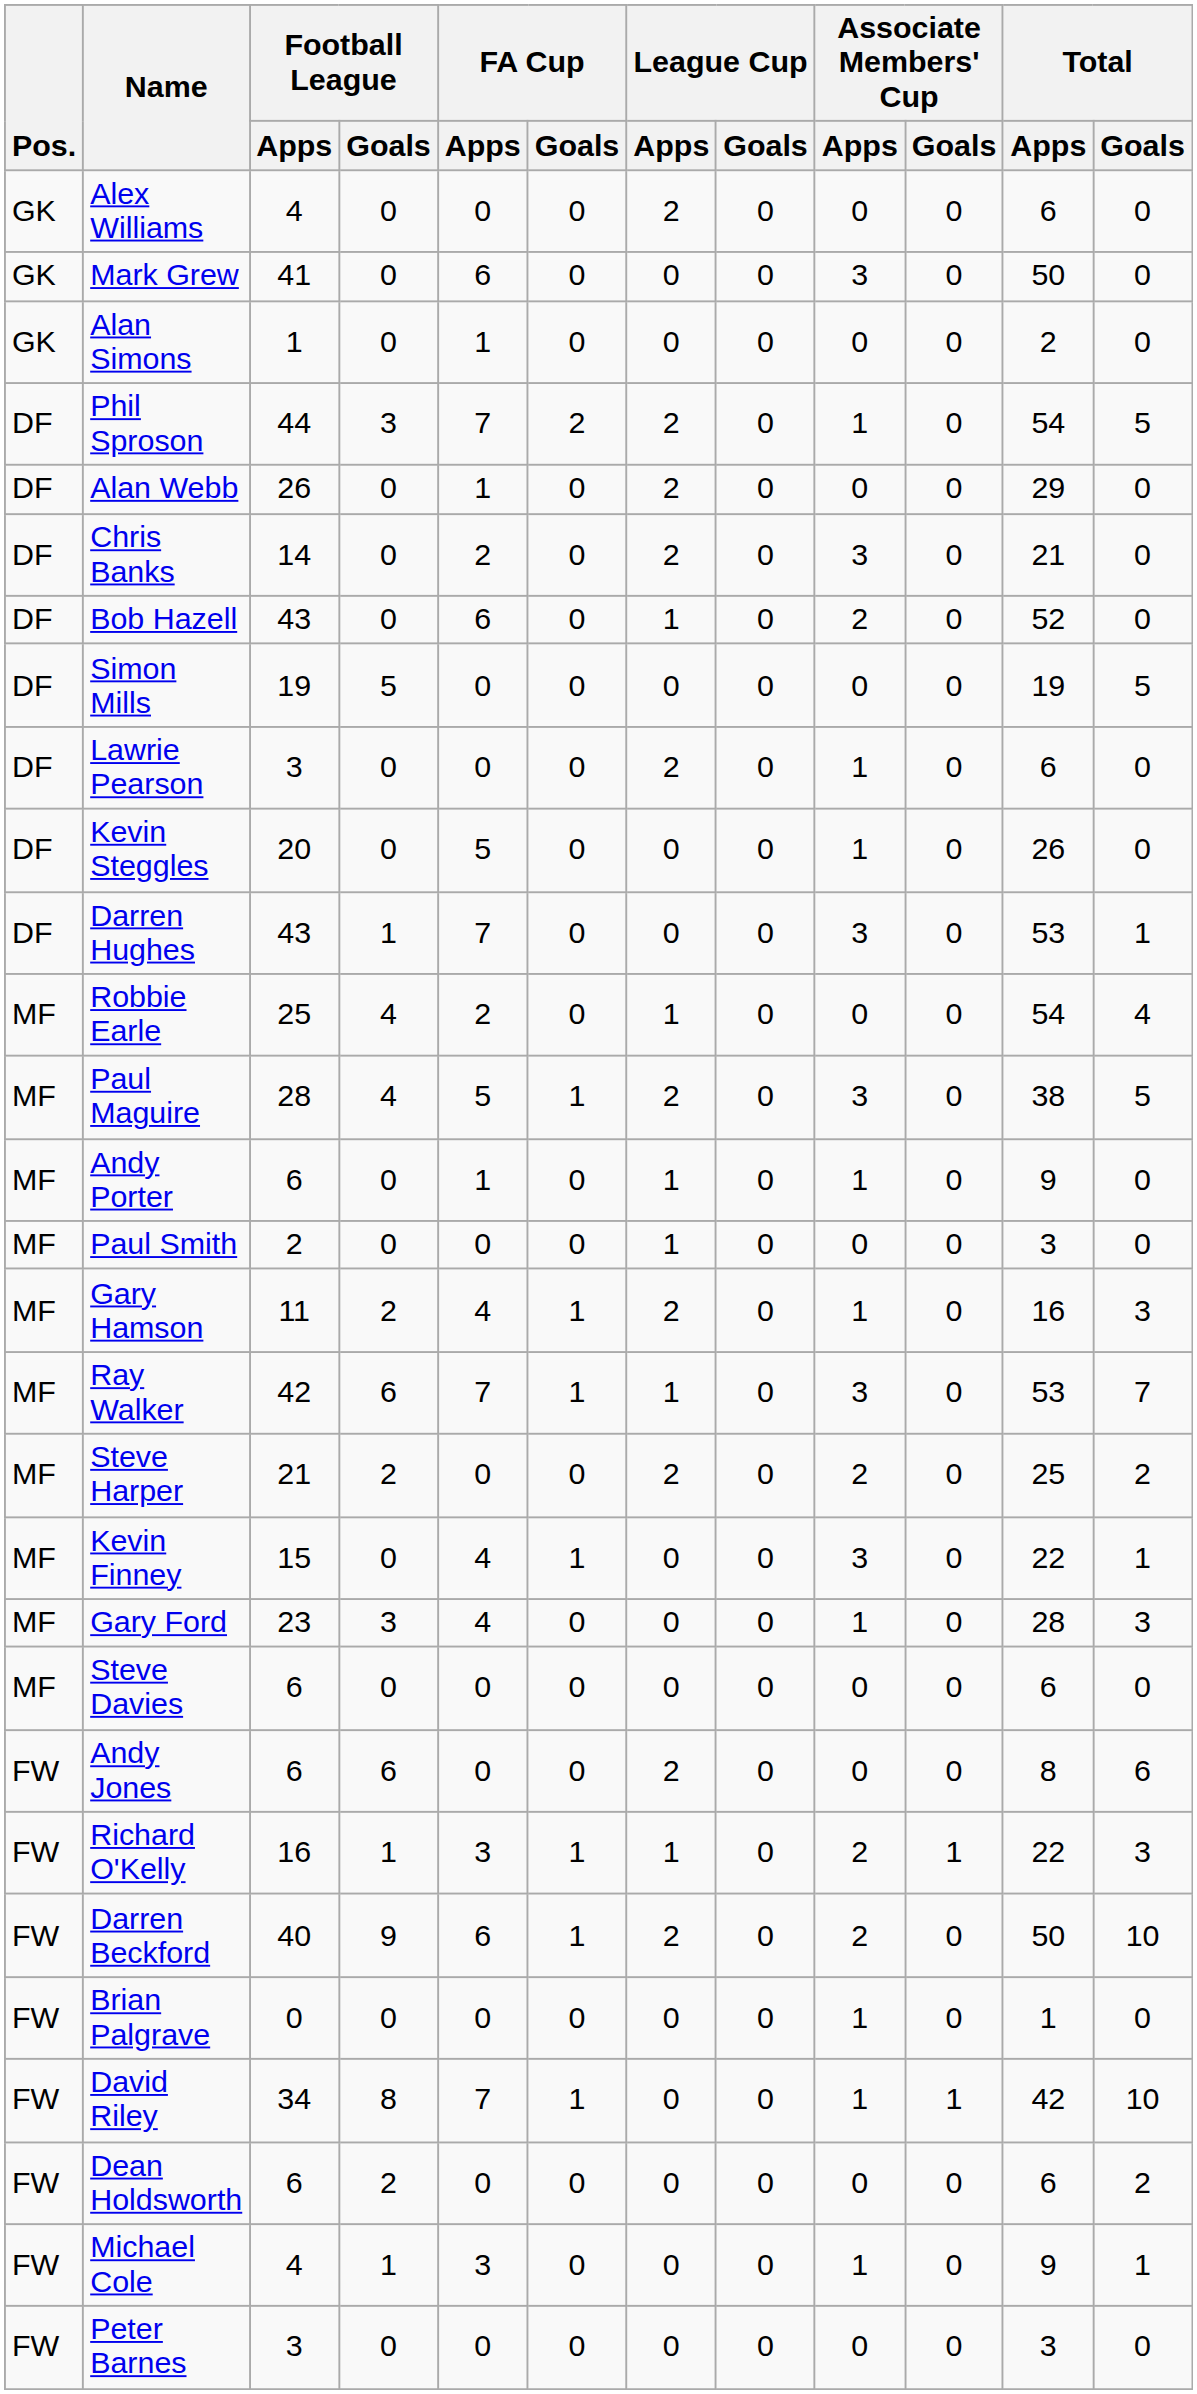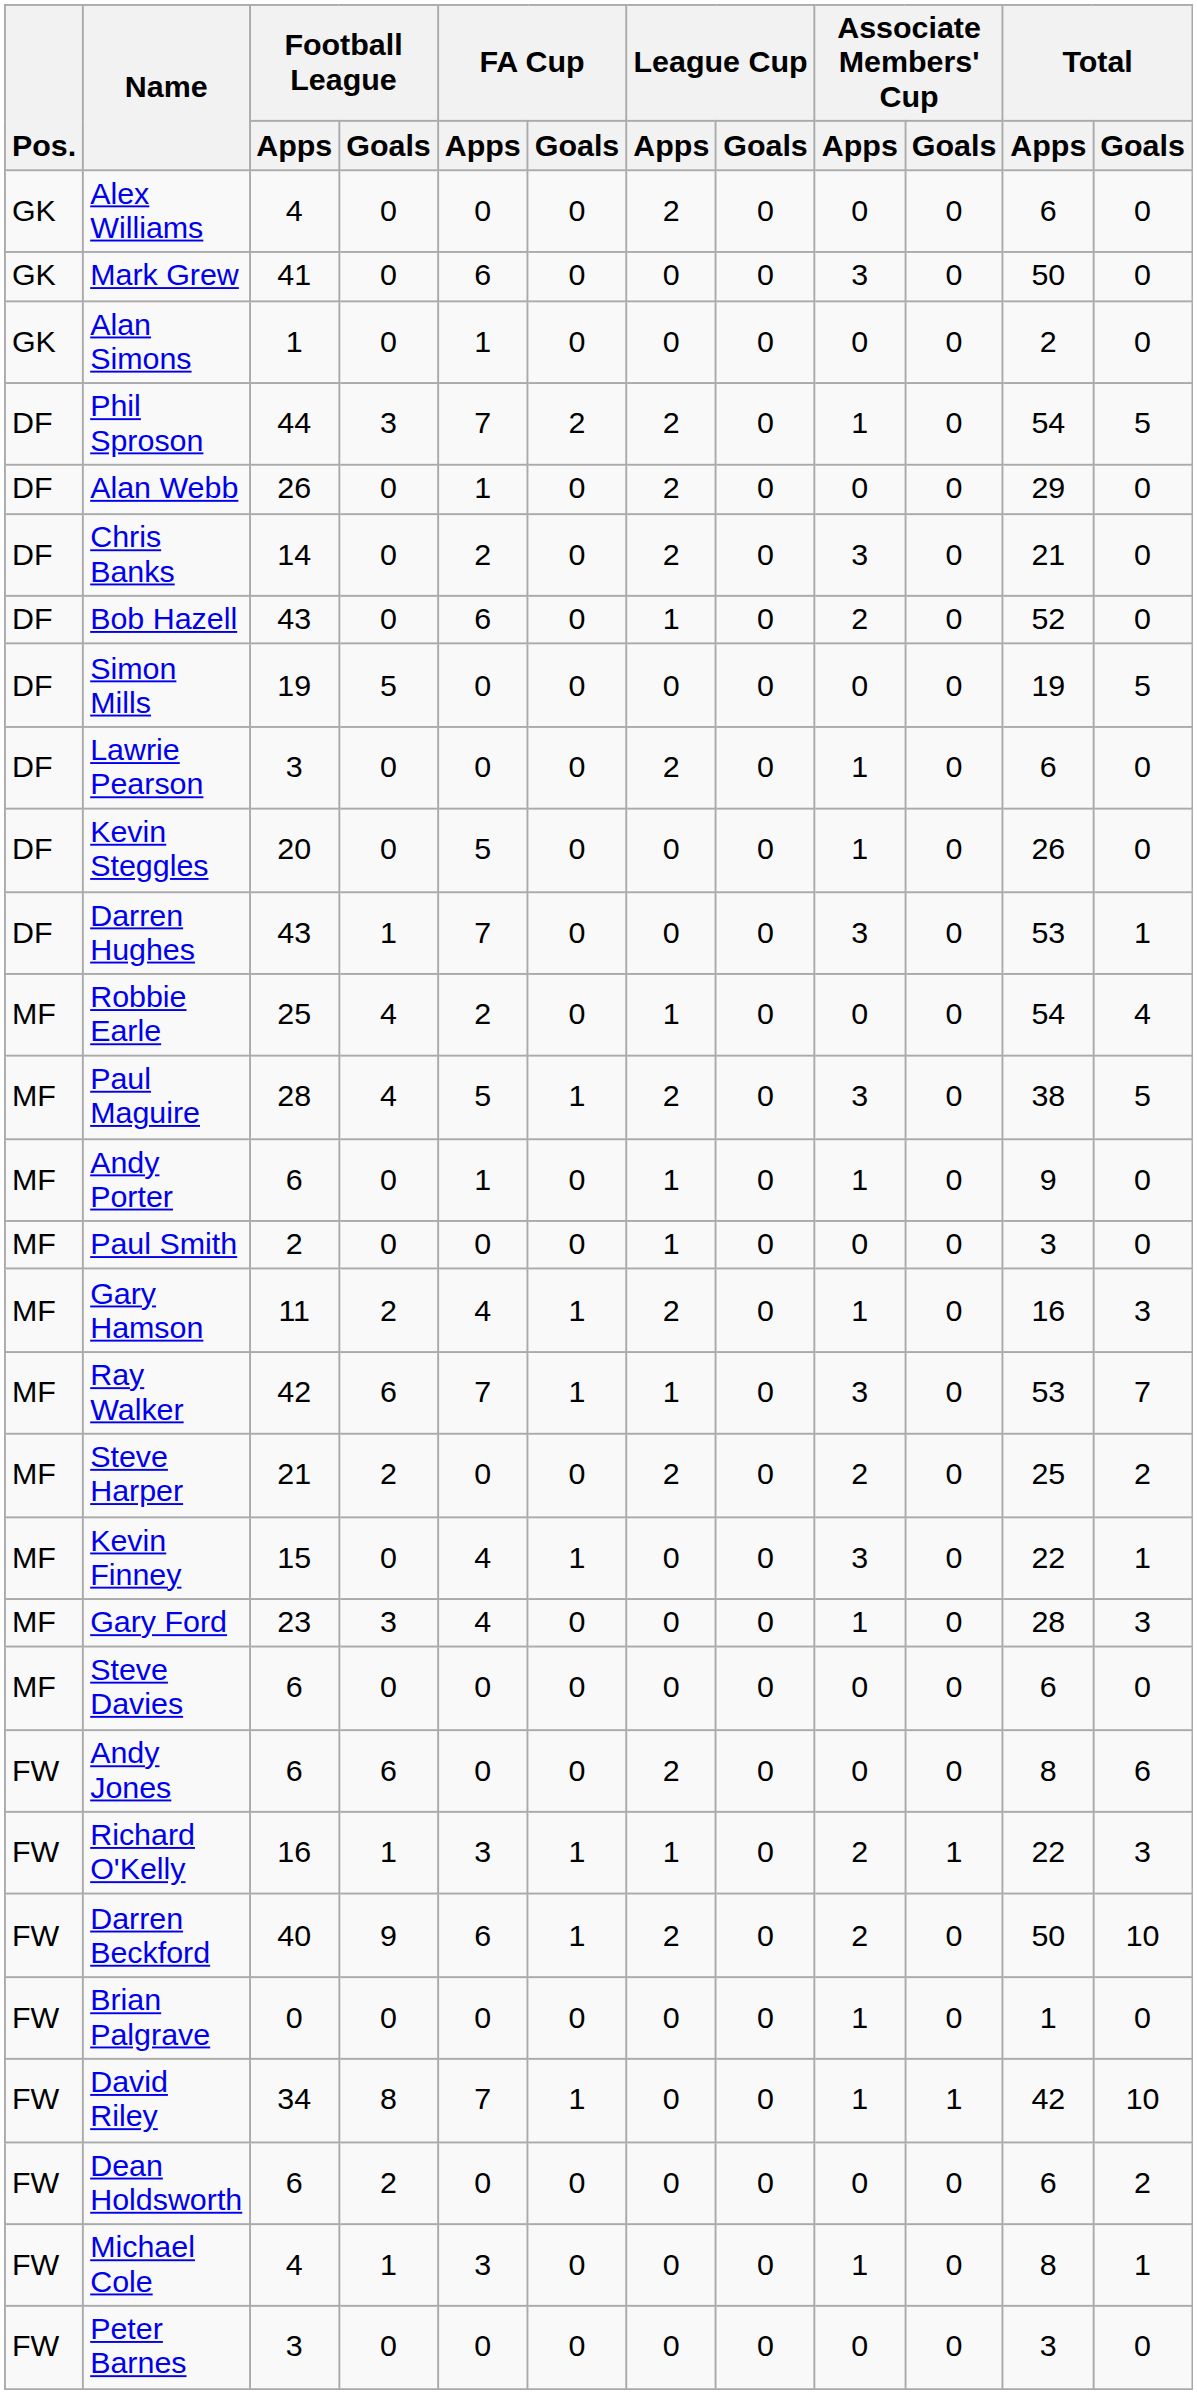(1048, 2264) 9 -> (1048, 2264) 8
